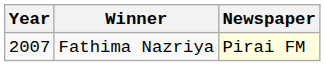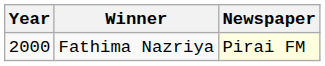(30, 47) 2007 -> (30, 47) 2000
